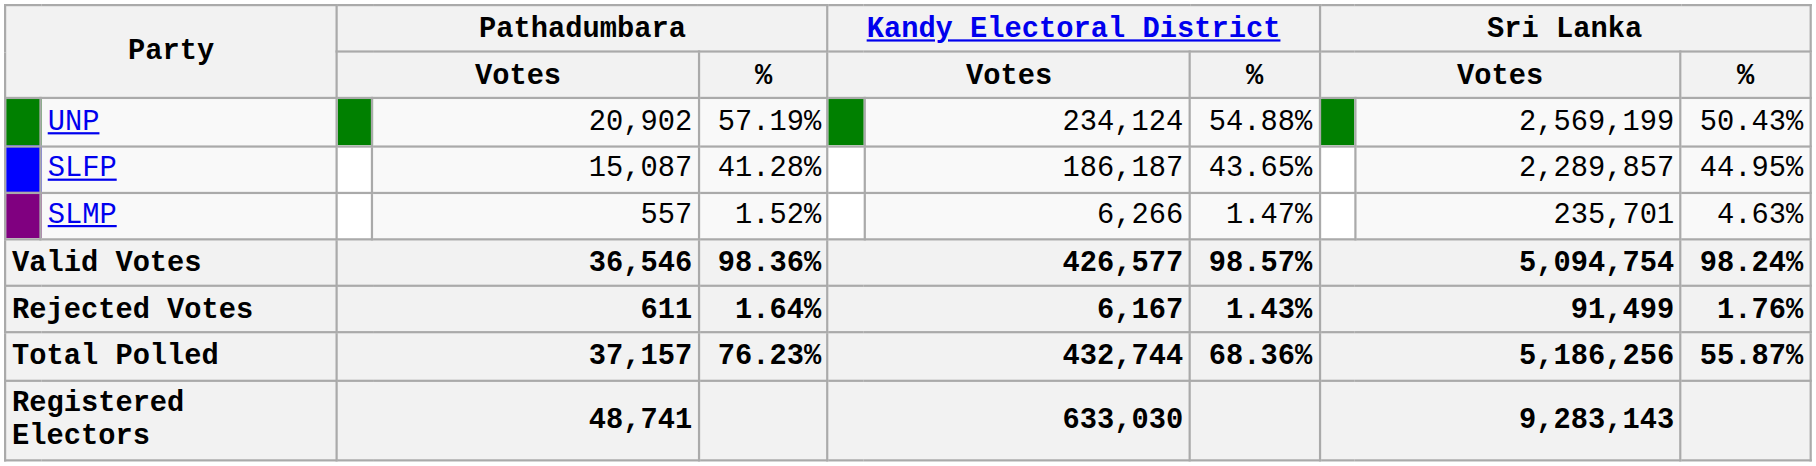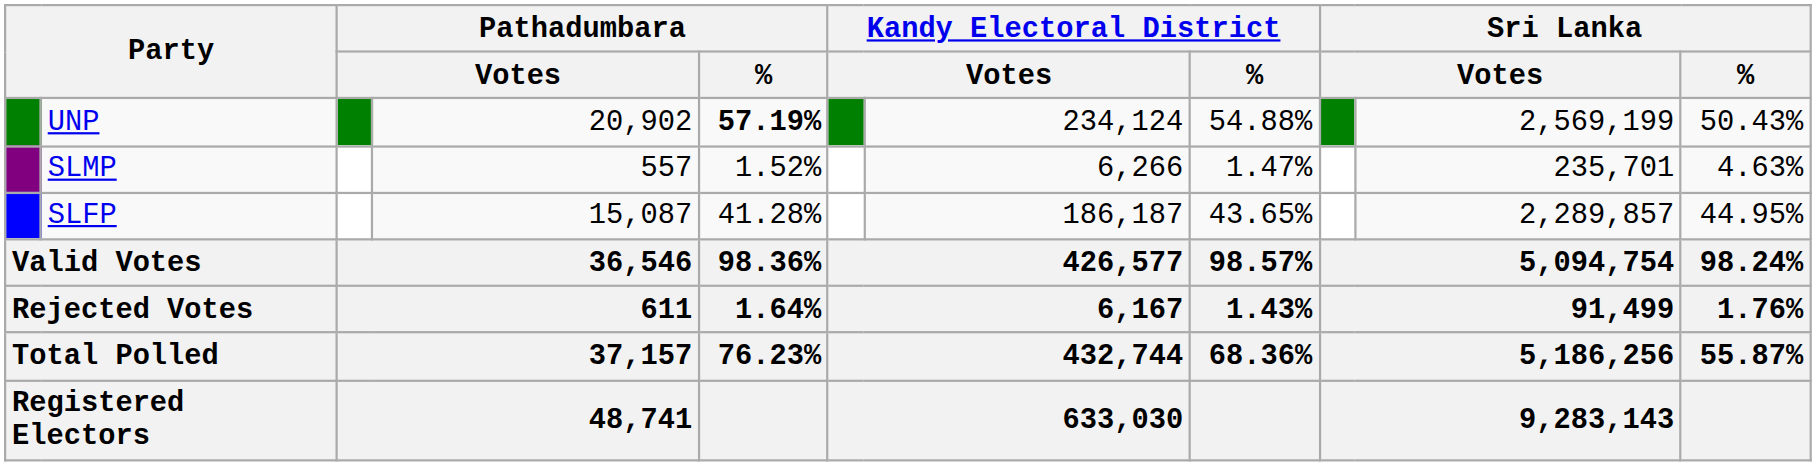(769, 122) normal -> (769, 122) bold
rows swapped: (82, 169) <-> (82, 216)
